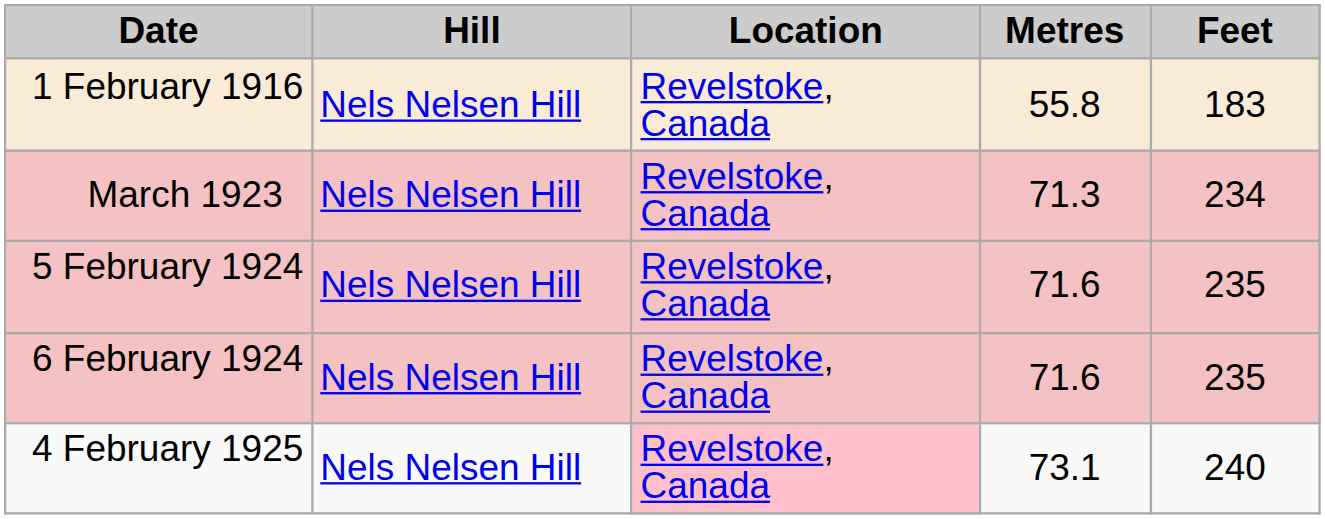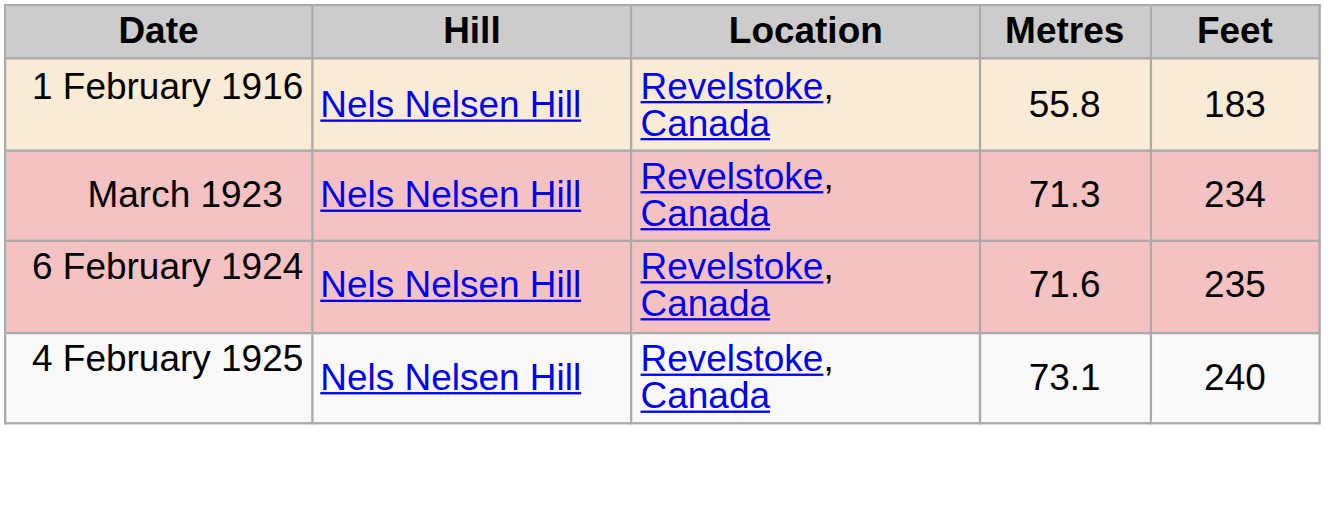- row: (168, 285)
(737, 467) pink background -> (737, 376) no background
